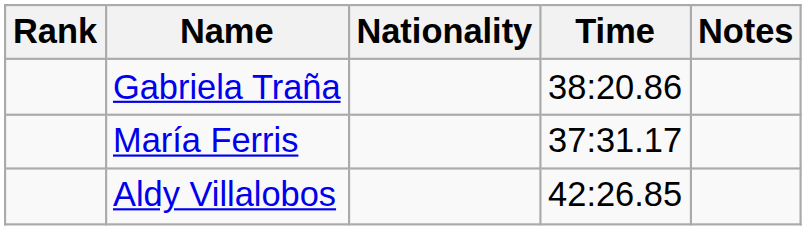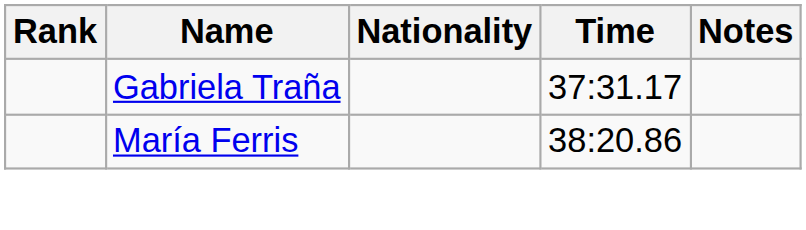(615, 86) 38:20.86 -> (615, 86) 37:31.17
(615, 140) 37:31.17 -> (615, 140) 38:20.86
- row: (225, 195)
